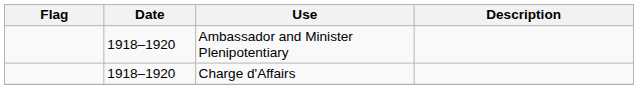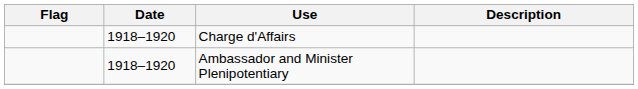rows swapped: (276, 44) <-> (247, 73)
